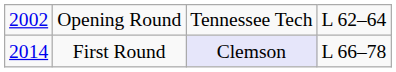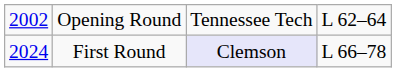(29, 50) 2014 -> (29, 50) 2024
